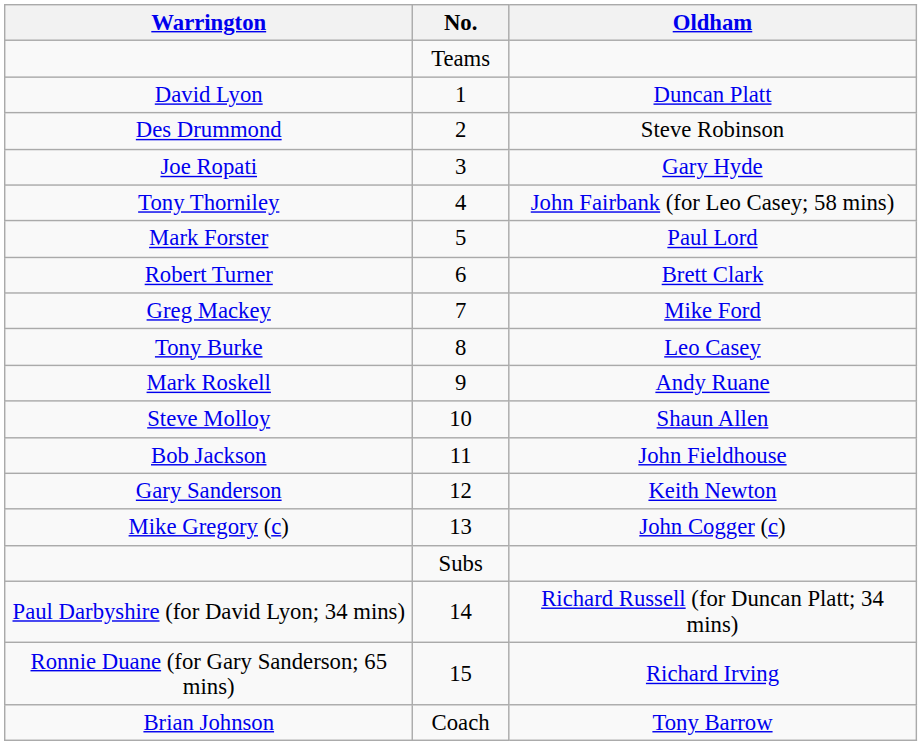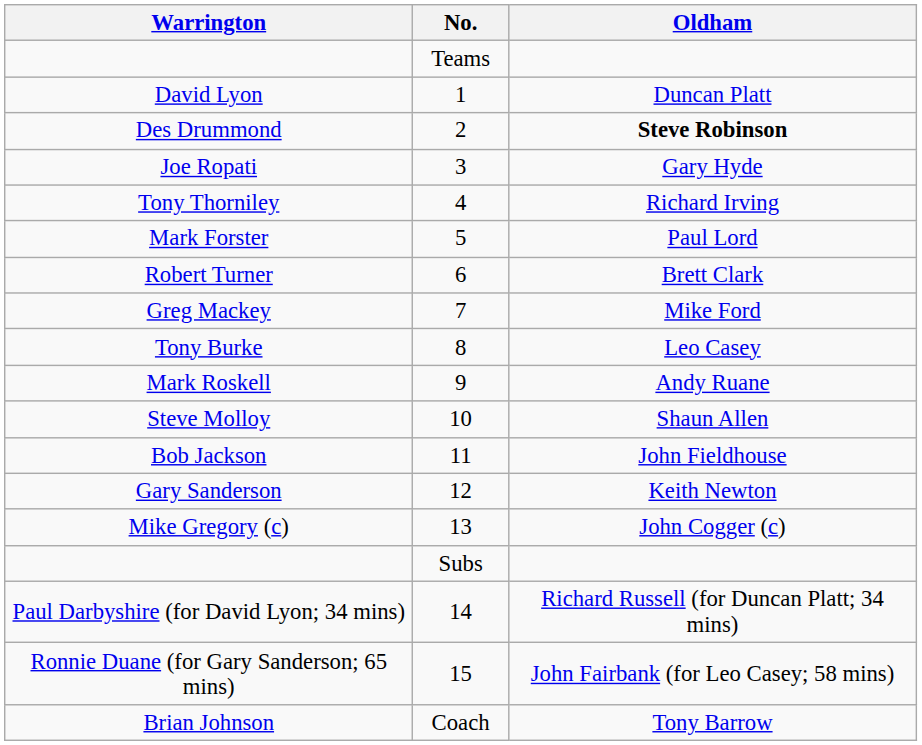(712, 130) normal -> (712, 130) bold
(712, 202) John Fairbank (for Leo Casey; 58 mins) -> (712, 202) Richard Irving
(712, 673) Richard Irving -> (712, 673) John Fairbank (for Leo Casey; 58 mins)
